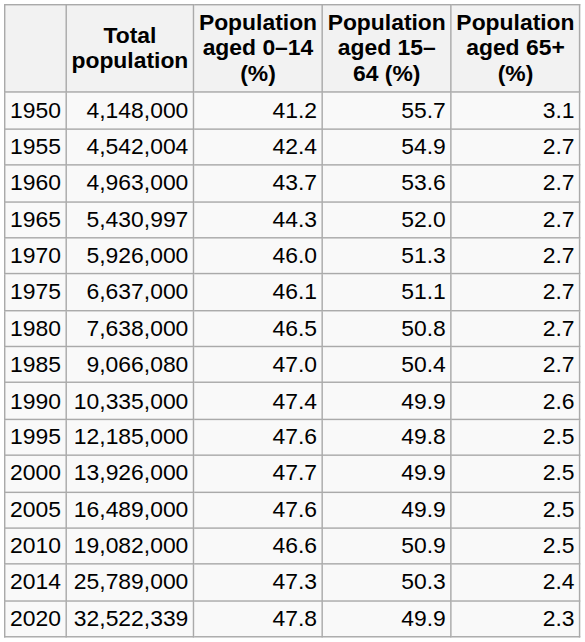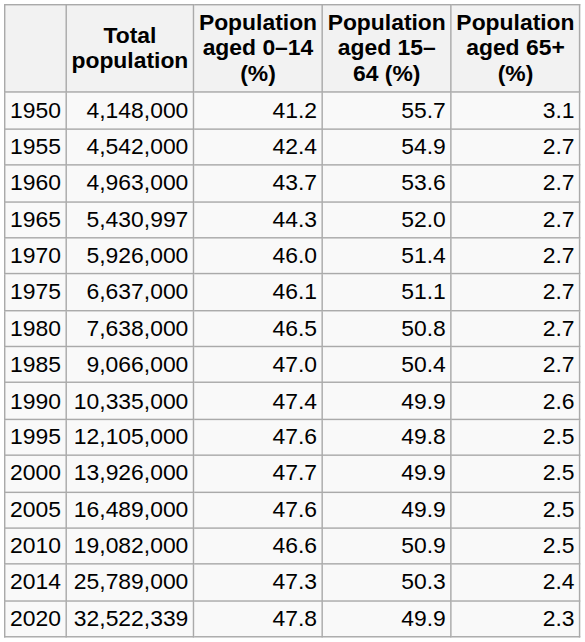(137, 146) 4,542,004 -> (137, 146) 4,542,000
(424, 255) 51.3 -> (424, 255) 51.4
(137, 364) 9,066,080 -> (137, 364) 9,066,000
(131, 436) 12,185,000 -> (131, 436) 12,105,000
